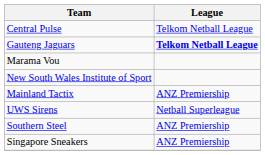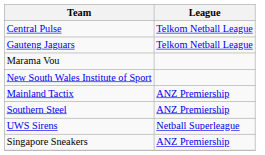(207, 45) bold -> (205, 45) normal
rows swapped: (32, 110) <-> (37, 126)
